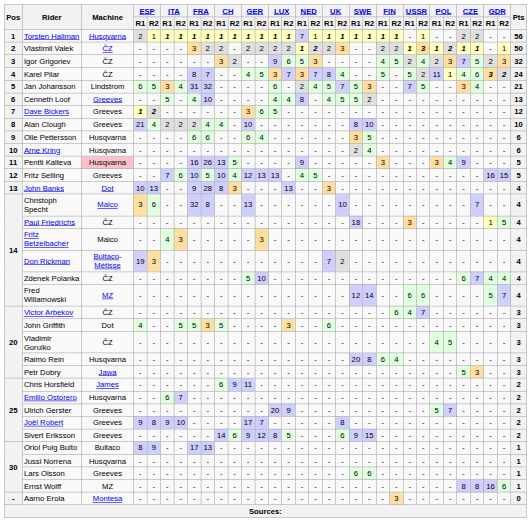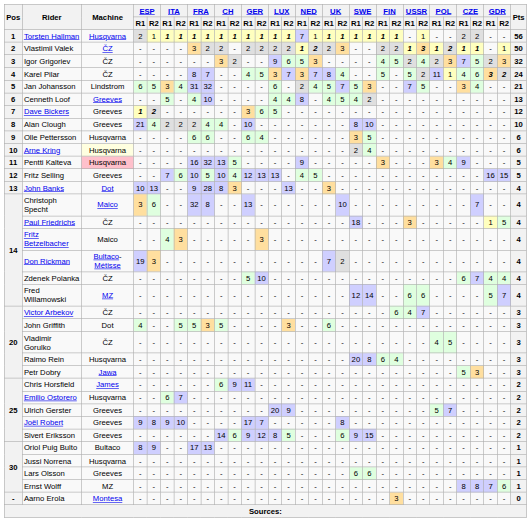(356, 99) 5 -> (356, 99) 4
(108, 150) no background -> (108, 150) lightyellow background
(208, 162) 26 -> (208, 162) 32
(491, 486) 16 -> (491, 486) 7
